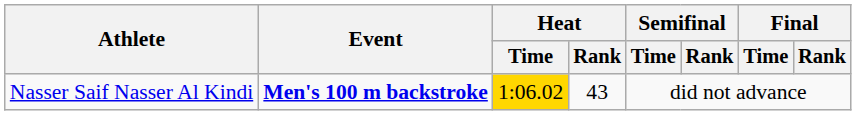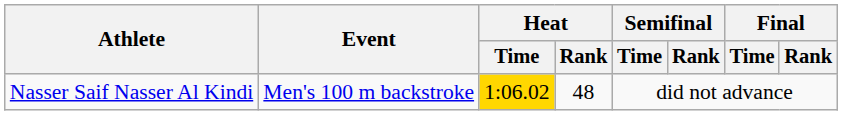(376, 92) bold -> (369, 92) normal
(597, 92) 43 -> (583, 92) 48
